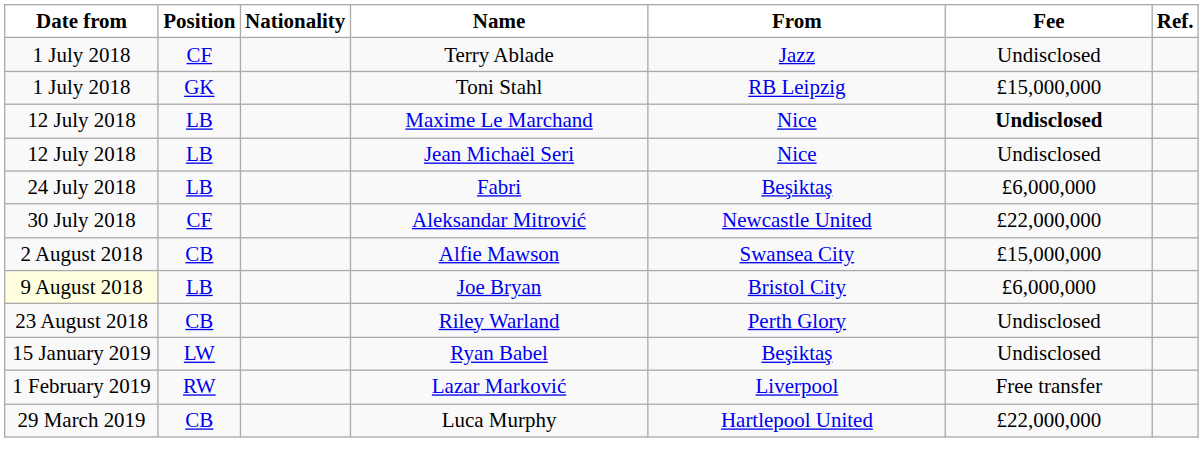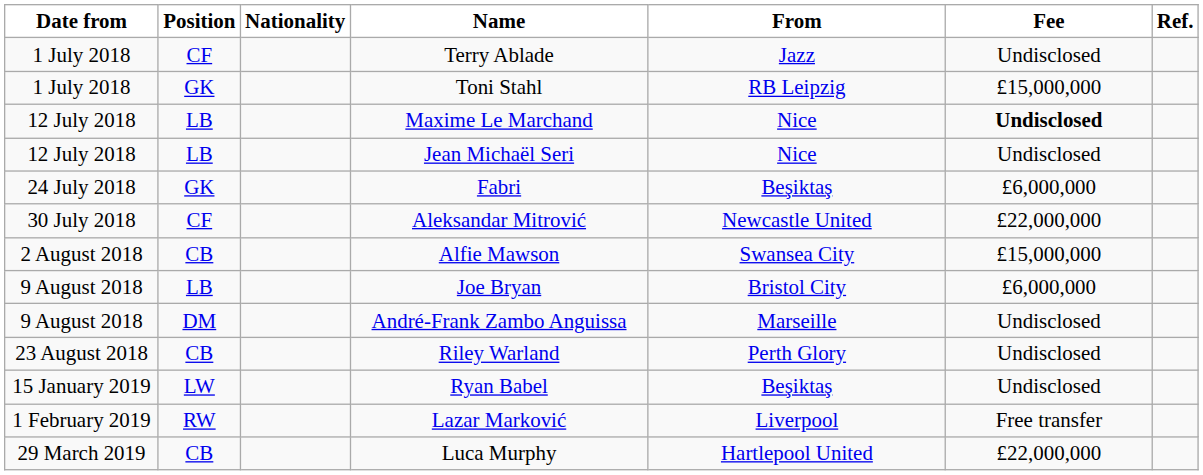(199, 187) LB -> (199, 187) GK
(82, 287) lightyellow background -> (82, 287) no background
+ row: (499, 320)
